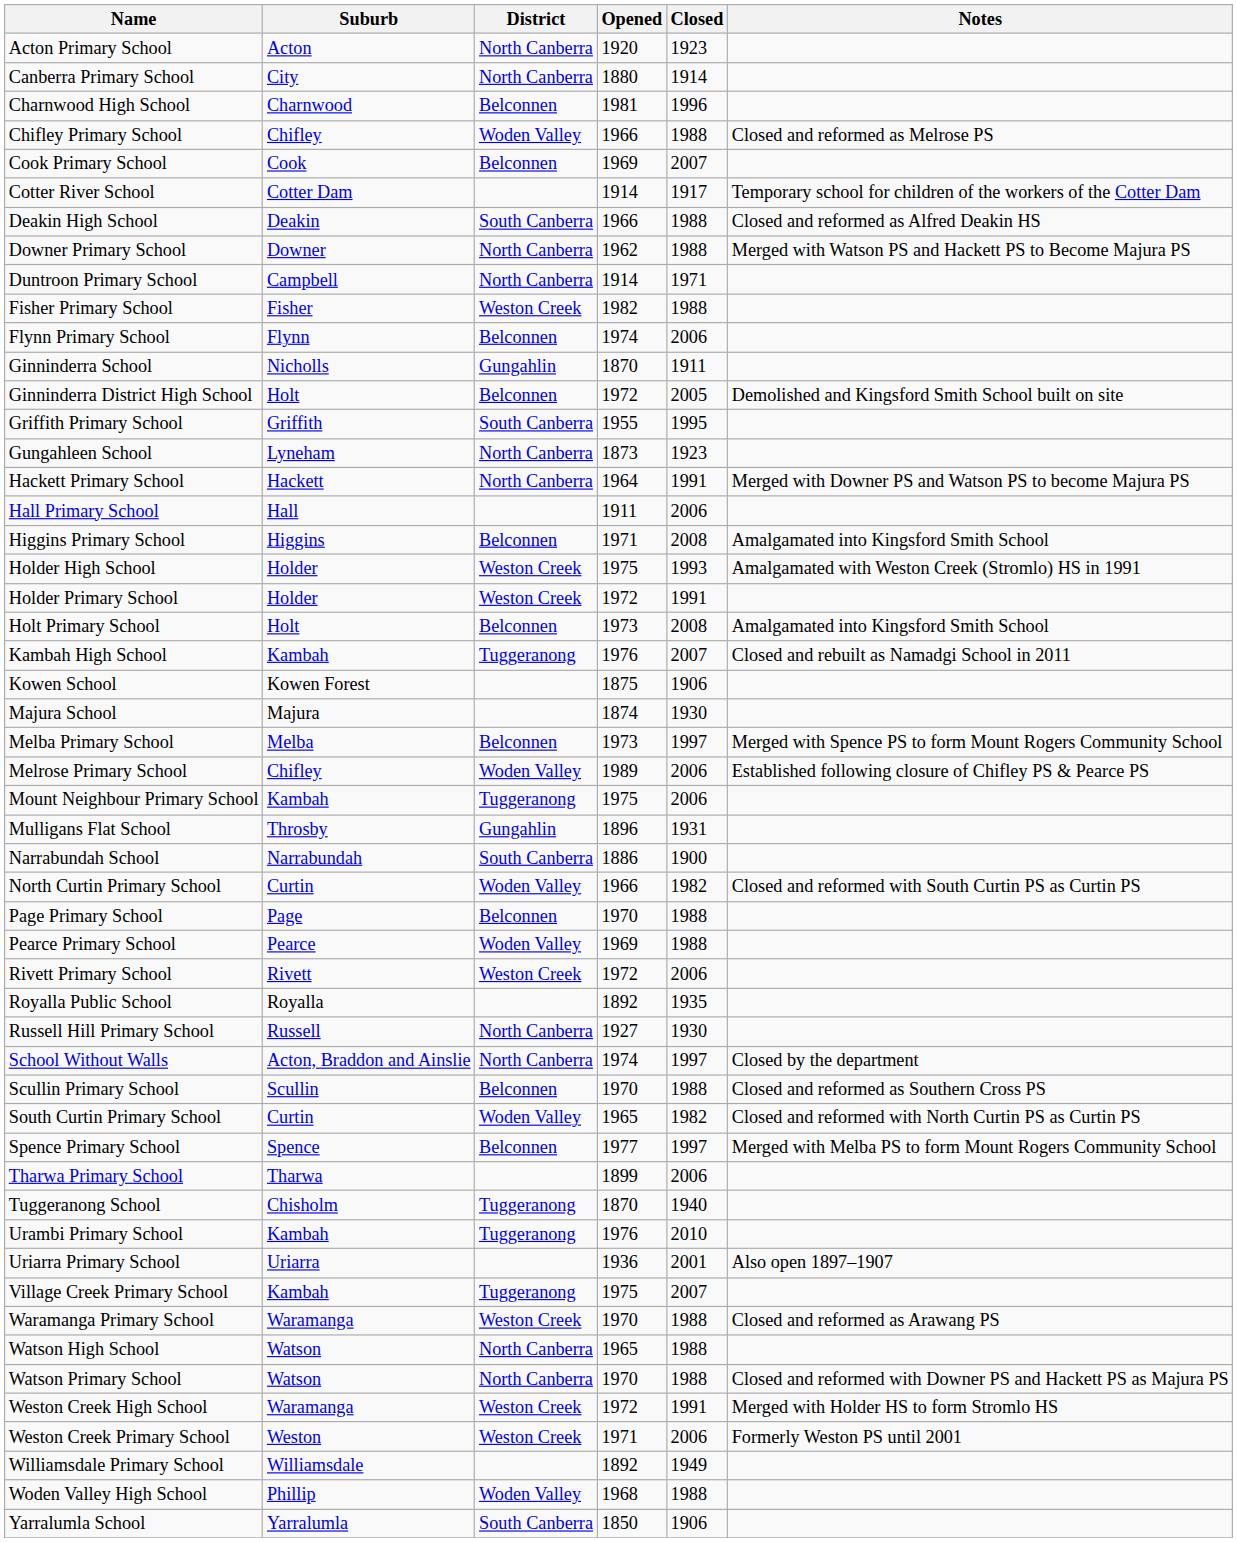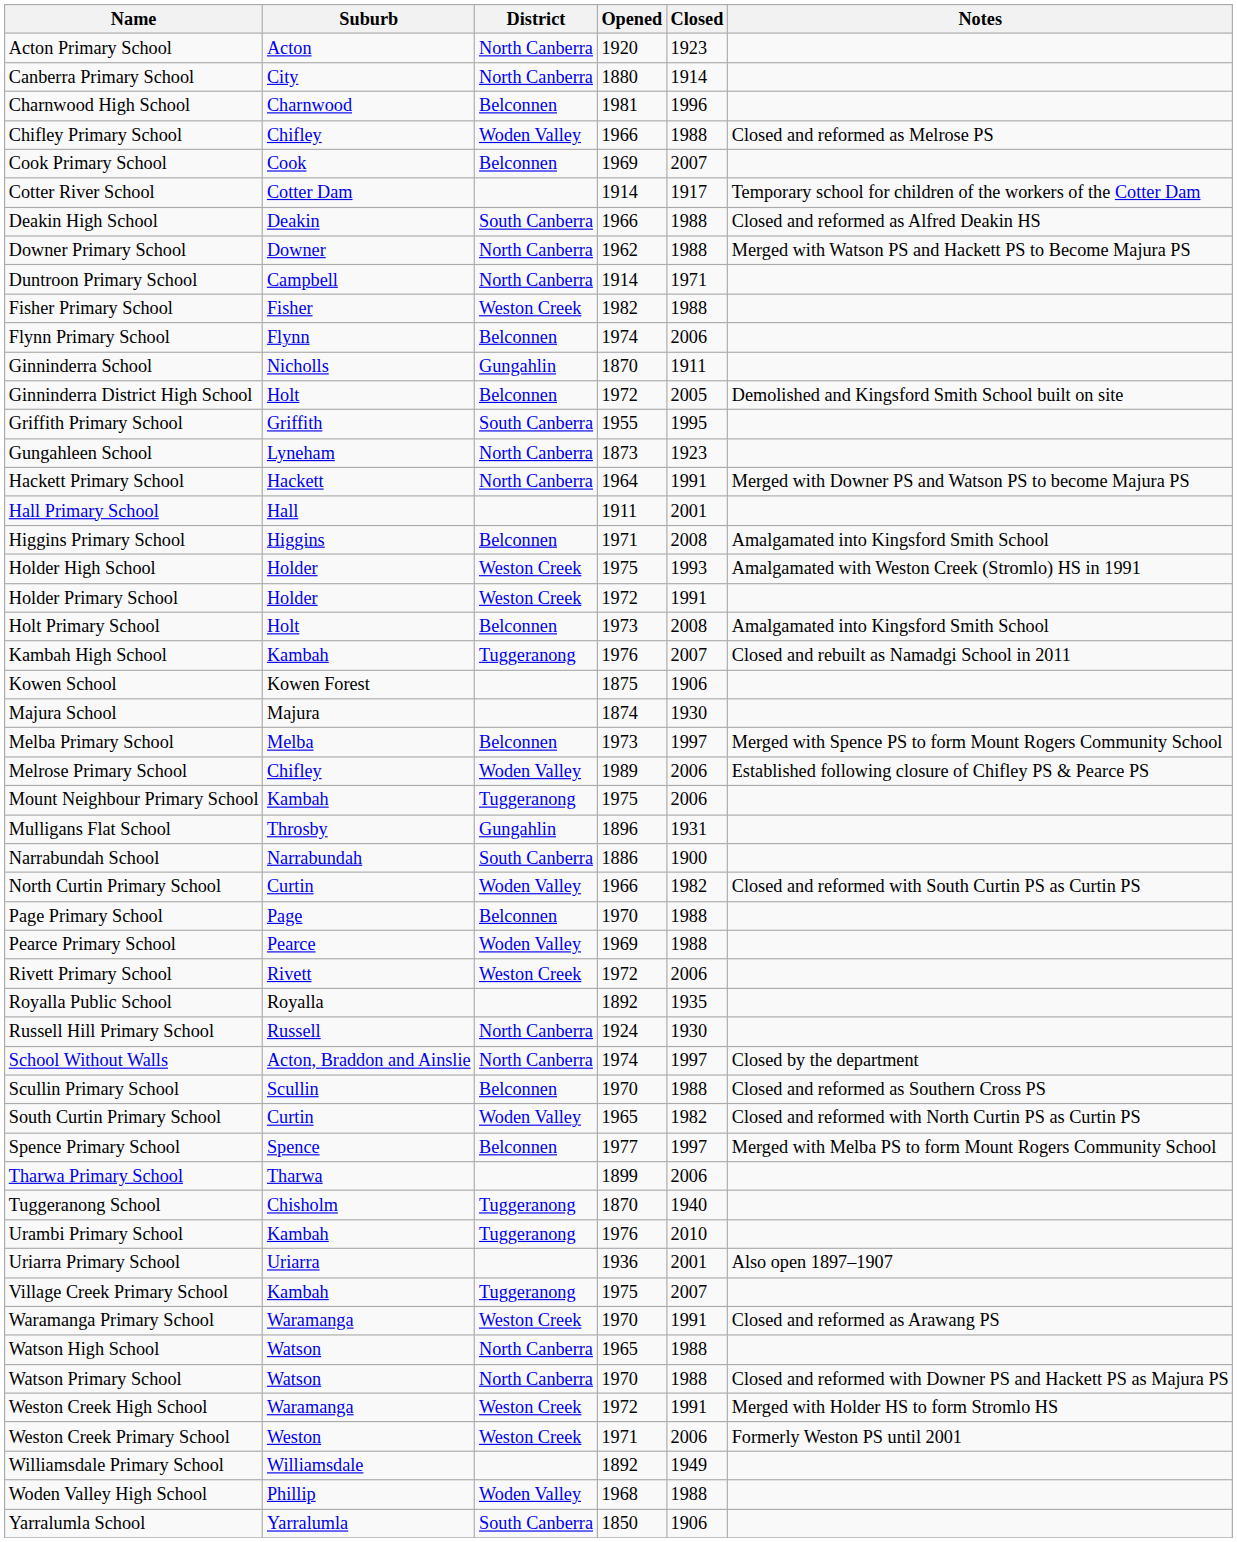(689, 510) 2006 -> (689, 510) 2001
(620, 1031) 1927 -> (620, 1031) 1924
(689, 1320) 1988 -> (689, 1320) 1991
